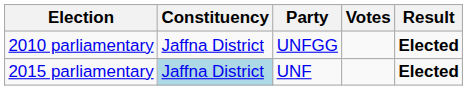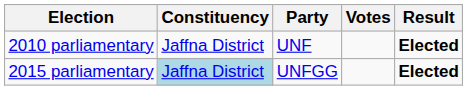(307, 44) UNFGG -> (294, 44) UNF
(294, 71) UNF -> (307, 71) UNFGG
